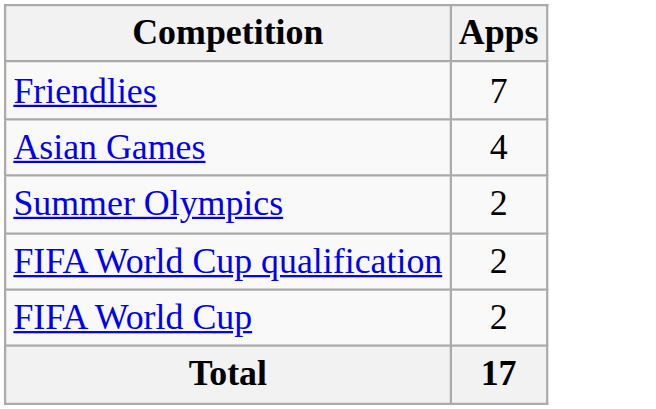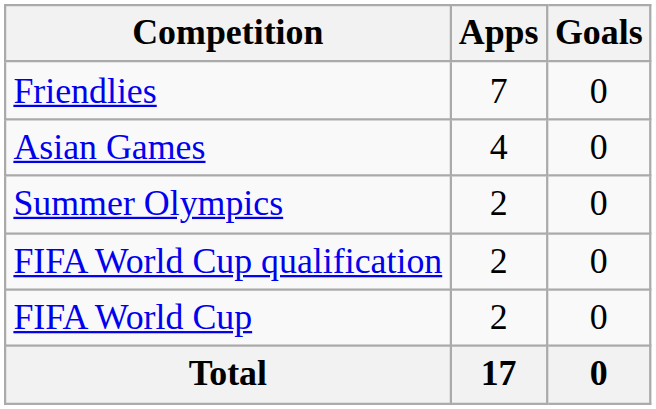+ column: (599, 32)
